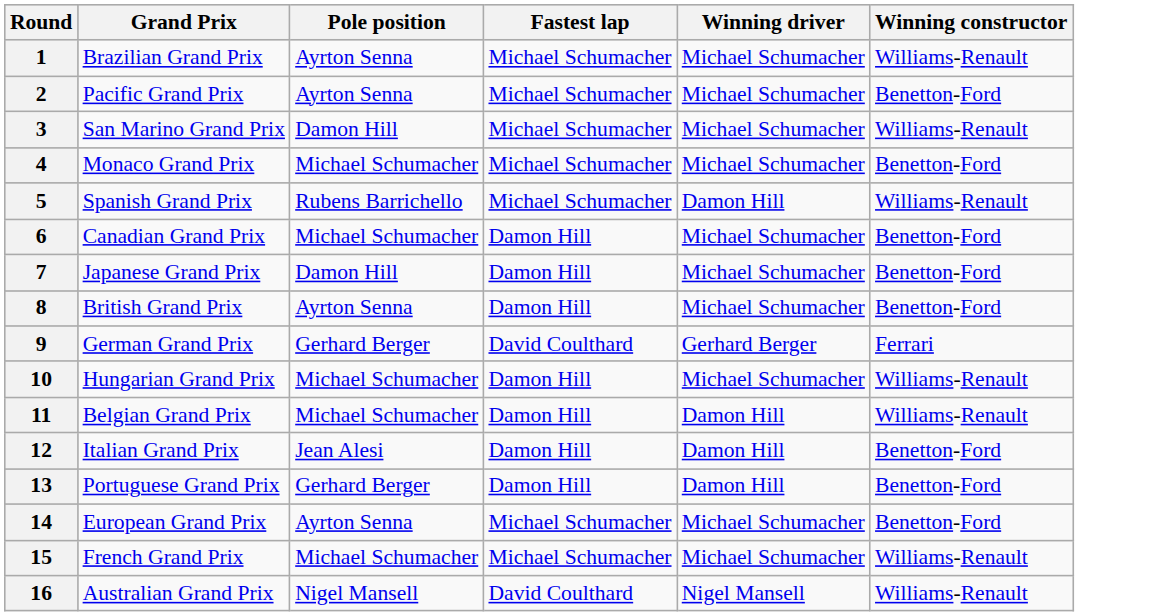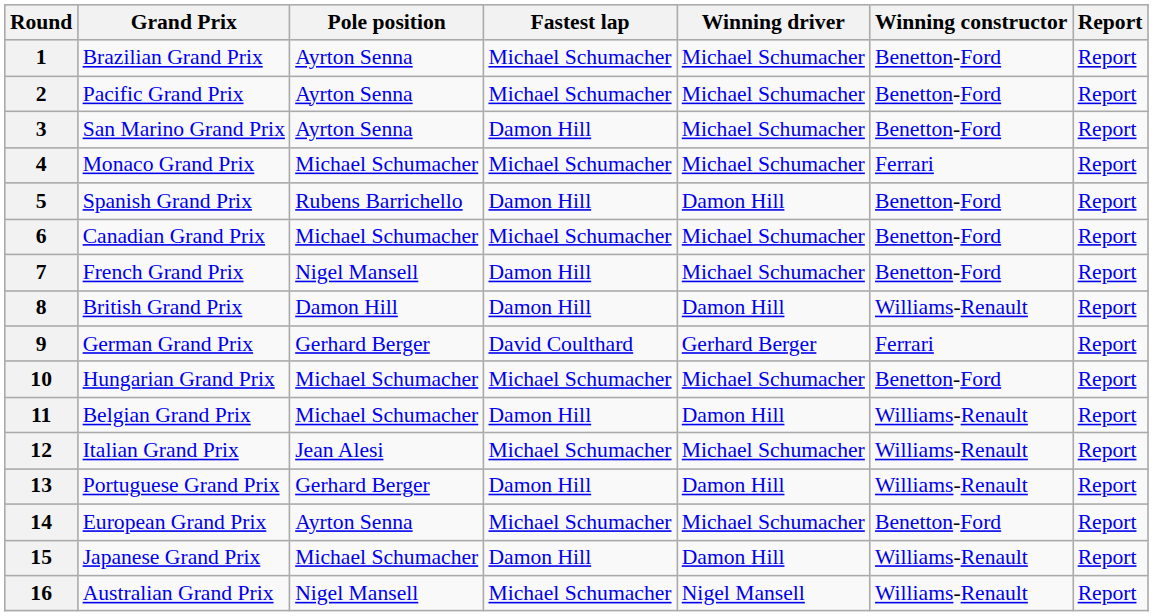+ column: (1110, 21)
(951, 57) Williams-Renault -> (938, 57) Benetton-Ford
(347, 128) Damon Hill -> (354, 128) Ayrton Senna
(580, 128) Michael Schumacher -> (540, 128) Damon Hill
(951, 128) Williams-Renault -> (938, 128) Benetton-Ford
(938, 164) Benetton-Ford -> (904, 164) Ferrari
(580, 200) Michael Schumacher -> (540, 200) Damon Hill
(951, 200) Williams-Renault -> (938, 200) Benetton-Ford
(540, 235) Damon Hill -> (580, 235) Michael Schumacher
(171, 271) Japanese Grand Prix -> (163, 271) French Grand Prix
(347, 271) Damon Hill -> (357, 271) Nigel Mansell
(354, 307) Ayrton Senna -> (347, 307) Damon Hill
(773, 307) Michael Schumacher -> (733, 307) Damon Hill
(938, 307) Benetton-Ford -> (951, 307) Williams-Renault
(540, 378) Damon Hill -> (580, 378) Michael Schumacher
(951, 378) Williams-Renault -> (938, 378) Benetton-Ford
(540, 450) Damon Hill -> (580, 450) Michael Schumacher
(733, 450) Damon Hill -> (773, 450) Michael Schumacher
(938, 450) Benetton-Ford -> (951, 450) Williams-Renault
(938, 485) Benetton-Ford -> (951, 485) Williams-Renault
(163, 557) French Grand Prix -> (171, 557) Japanese Grand Prix
(580, 557) Michael Schumacher -> (540, 557) Damon Hill
(773, 557) Michael Schumacher -> (733, 557) Damon Hill
(561, 592) David Coulthard -> (580, 592) Michael Schumacher
